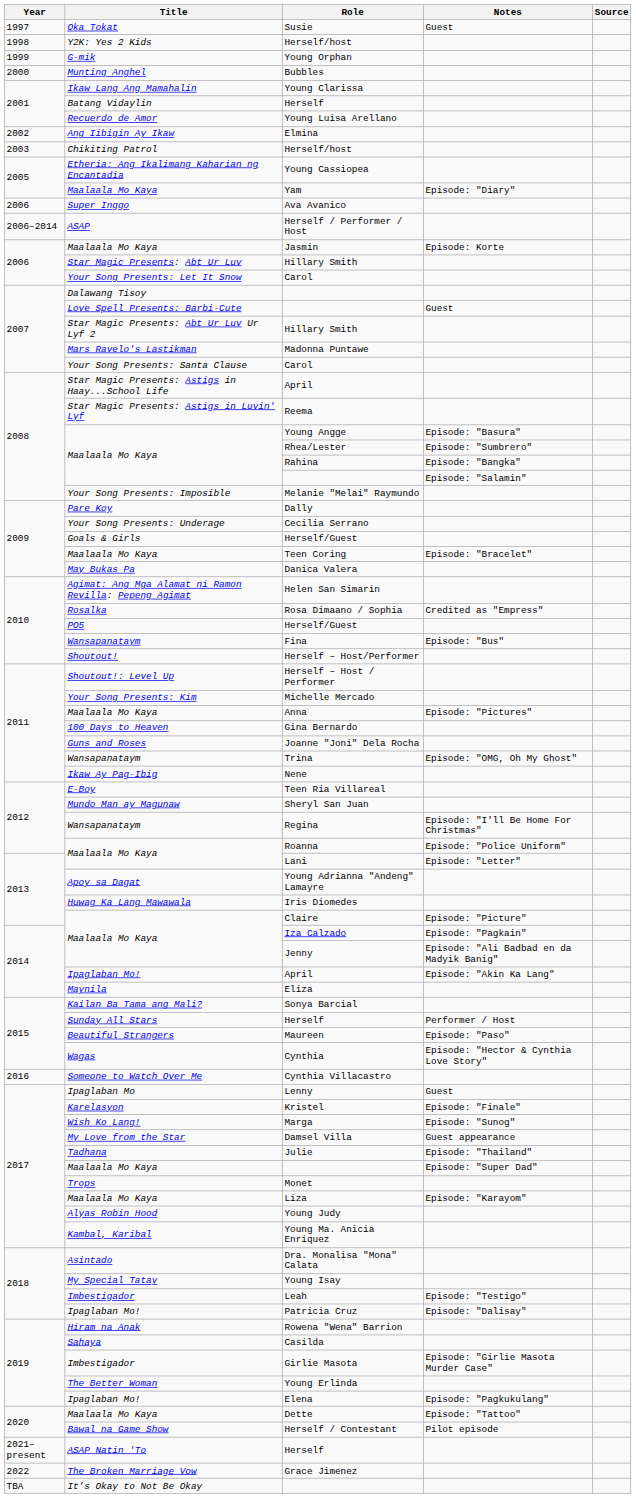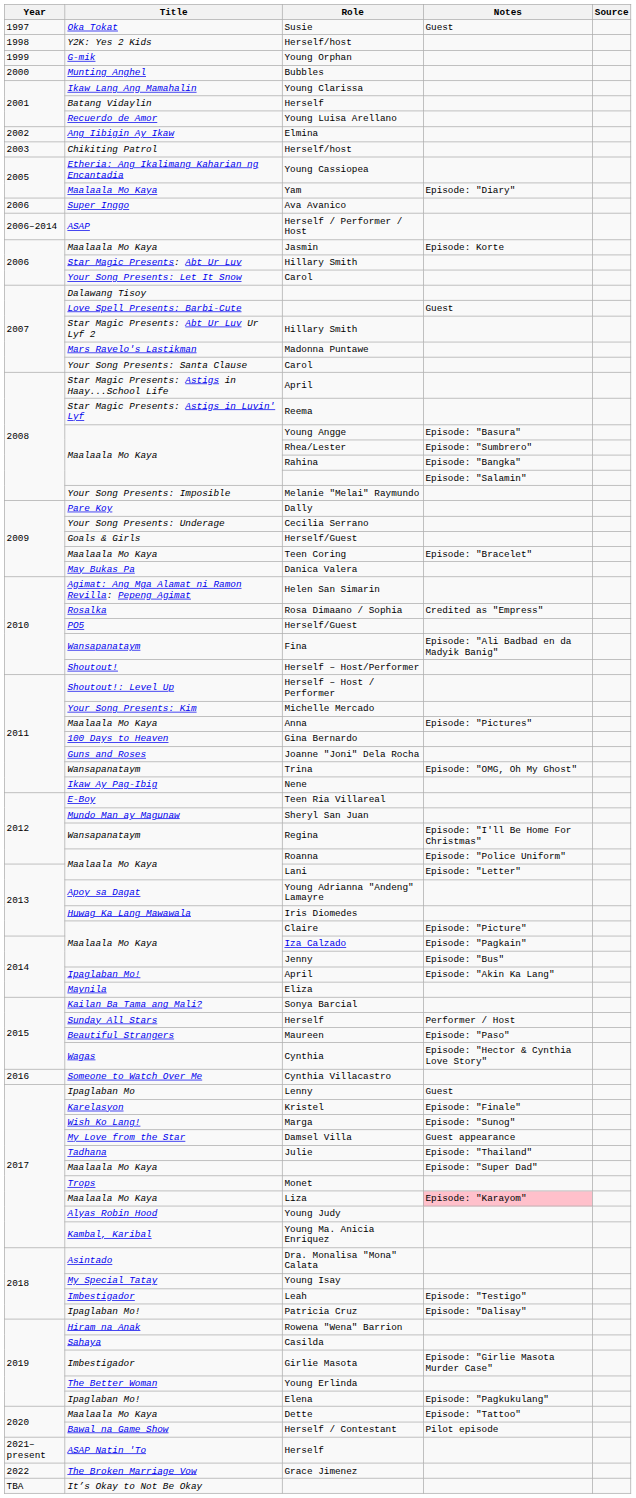(465, 641) Episode: "Bus" -> (498, 647) Episode: "Ali Badbad en da Madyik Banig"
(498, 954) Episode: "Ali Badbad en da Madyik Banig" -> (465, 959) Episode: "Bus"
(476, 1199) no background -> (476, 1199) pink background
